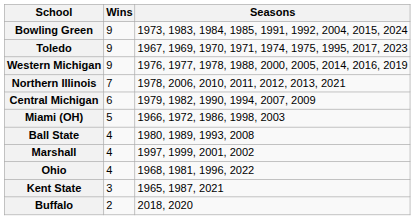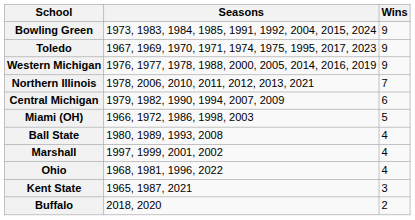columns swapped: (119, 13) <-> (273, 13)
